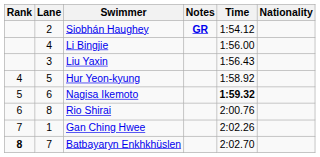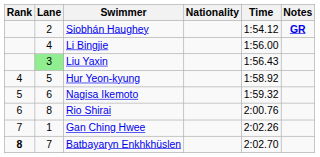columns swapped: (286, 12) <-> (200, 12)
(49, 62) no background -> (49, 62) lightgreen background
(237, 95) bold -> (261, 95) normal
